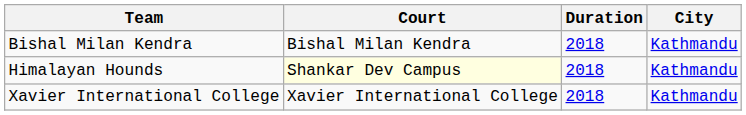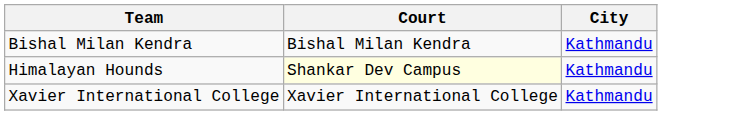- column: (604, 18)
